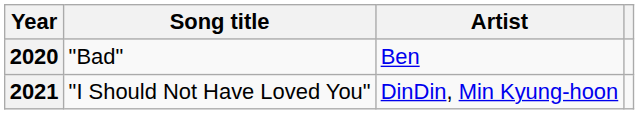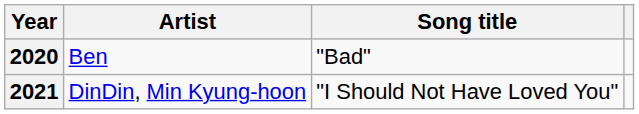columns swapped: (220, 21) <-> (499, 21)
